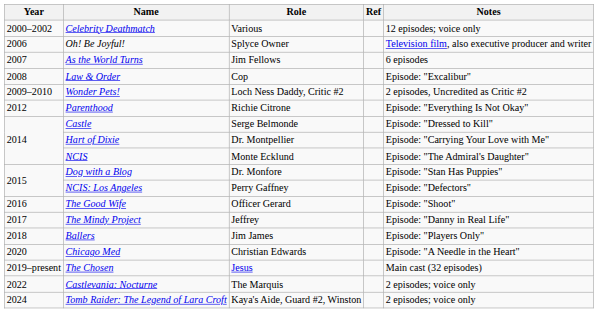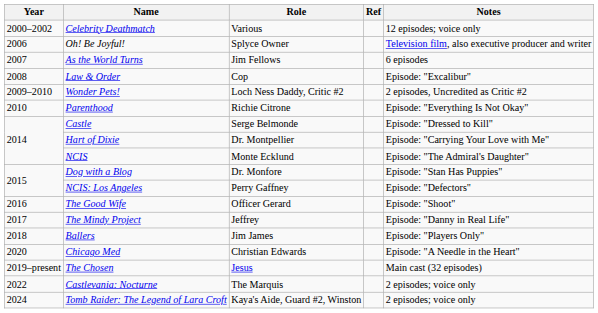(17, 108) 2012 -> (17, 108) 2010
